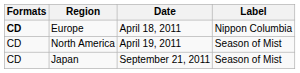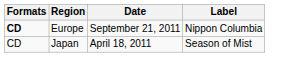(150, 28) April 18, 2011 -> (135, 28) September 21, 2011
- row: (83, 44)
(165, 60) September 21, 2011 -> (121, 44) April 18, 2011
